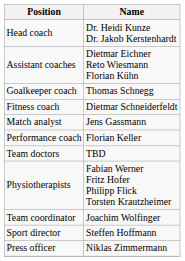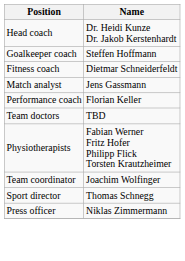- row: (41, 65)
(120, 91) Thomas Schnegg -> (121, 54) Steffen Hoffmann
(121, 232) Steffen Hoffmann -> (120, 195) Thomas Schnegg
